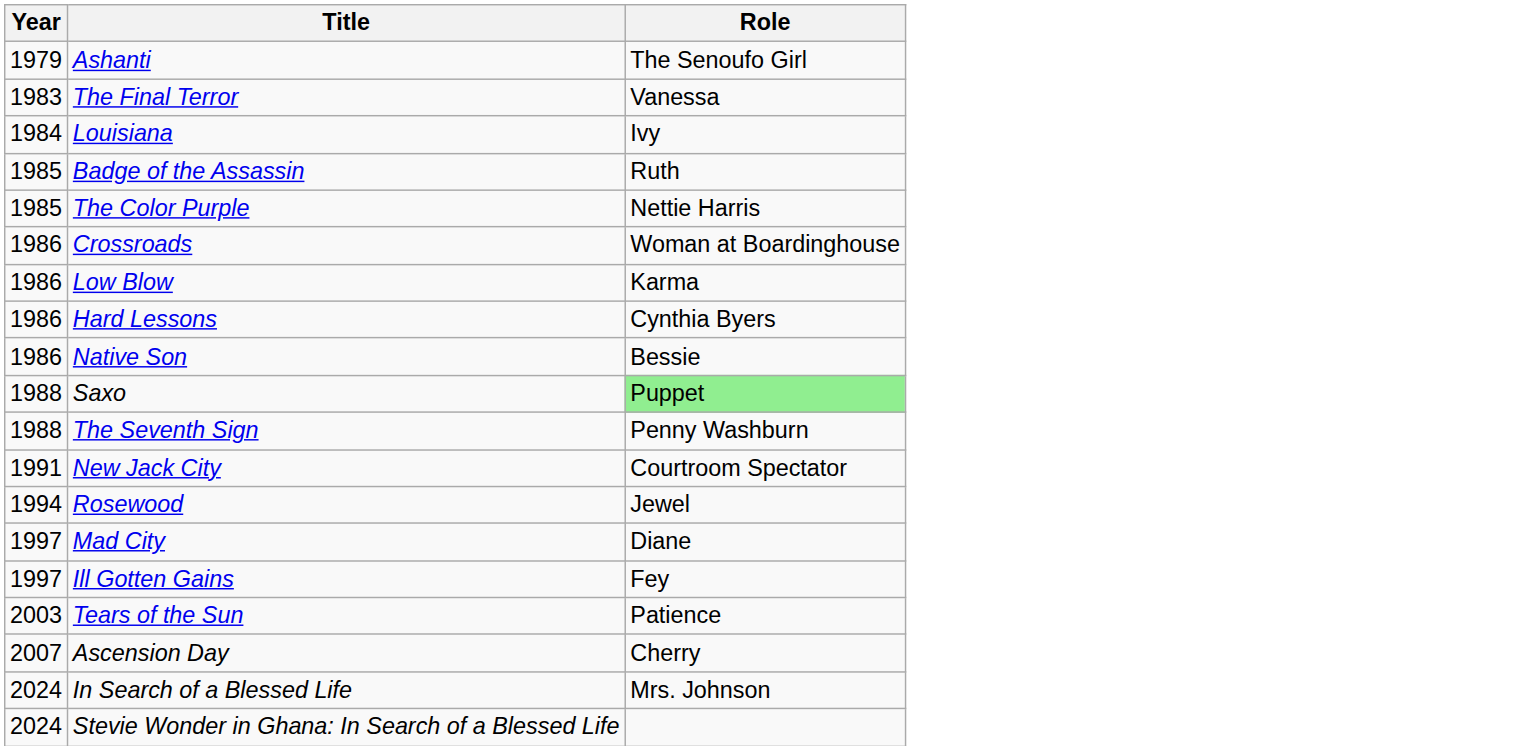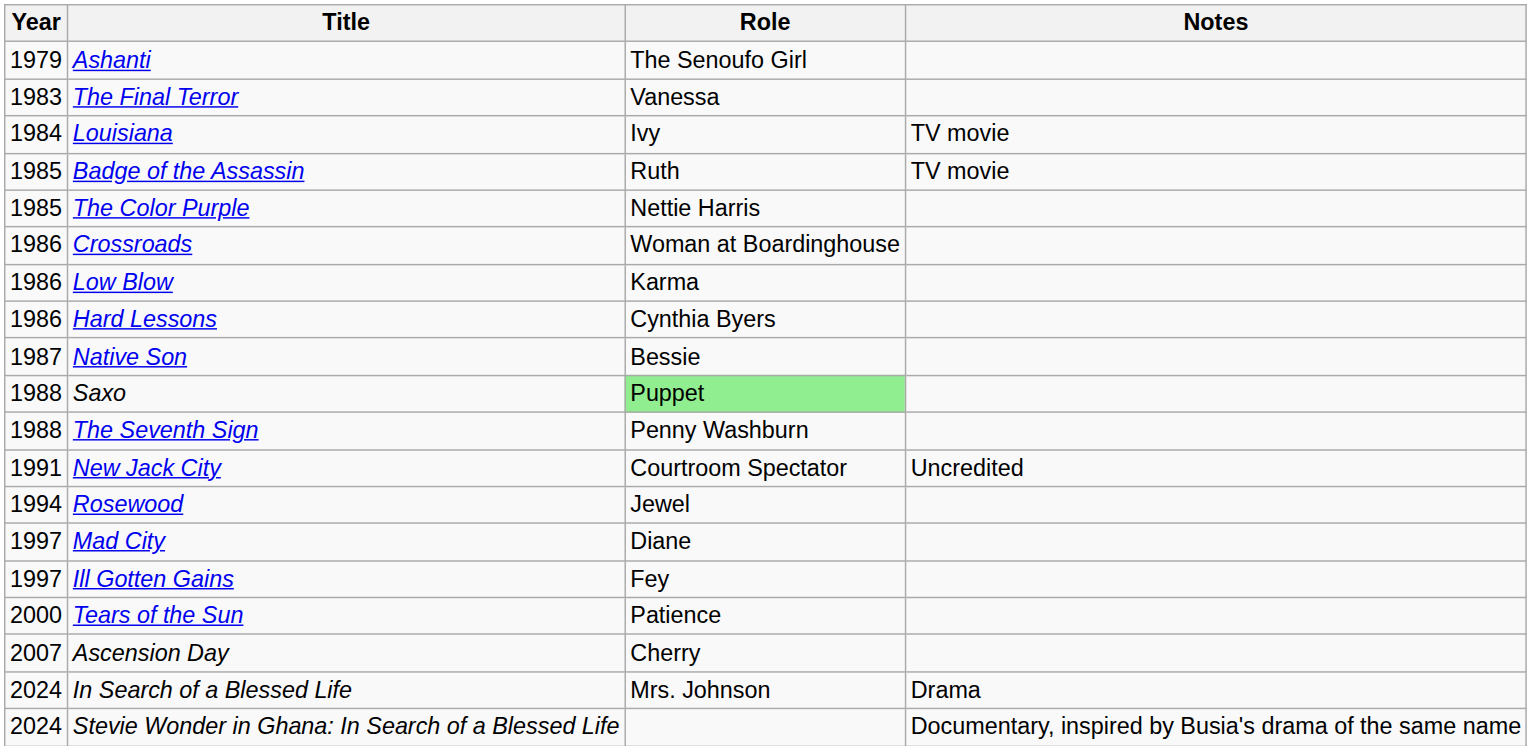+ column: (1216, 23)
(36, 356) 1986 -> (36, 356) 1987
(36, 615) 2003 -> (36, 615) 2000
